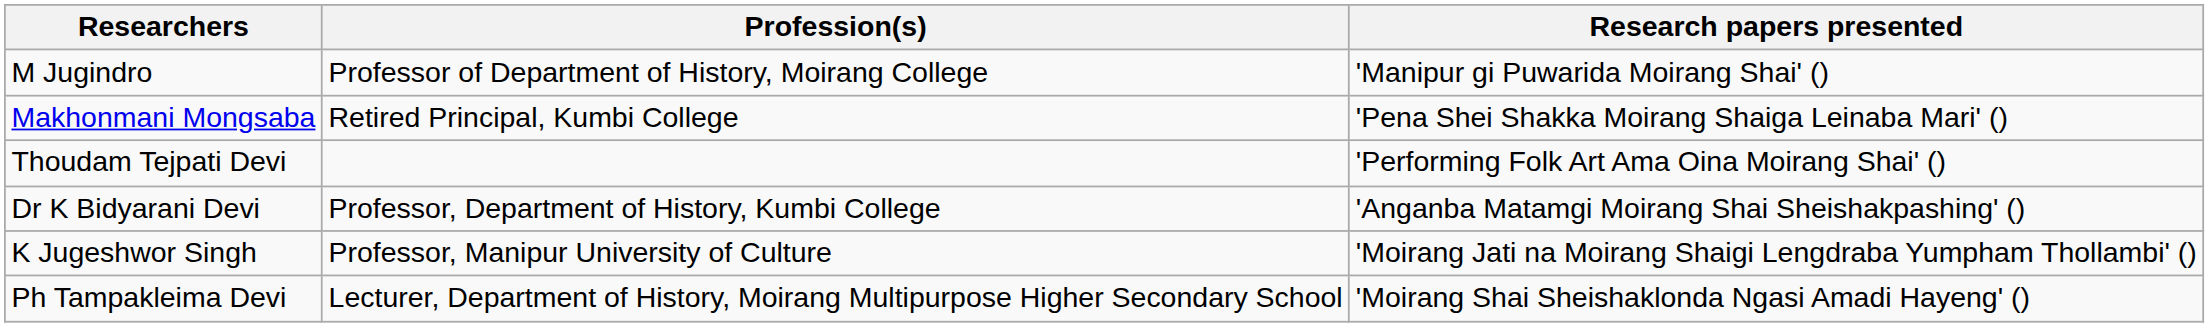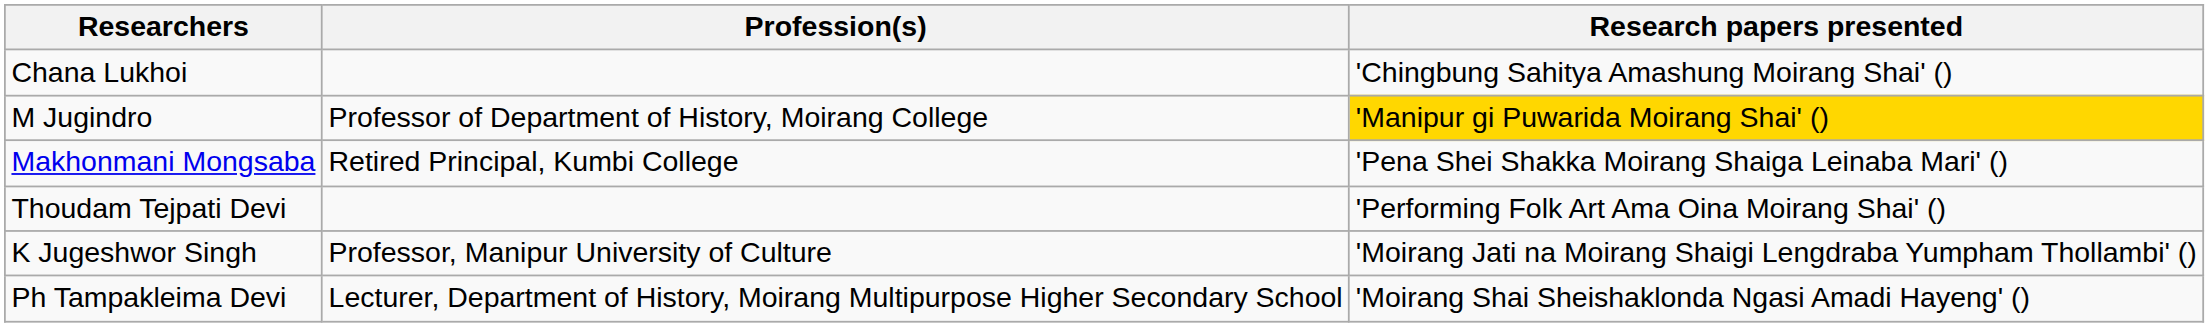+ row: (99, 72)
(1592, 72) no background -> (1592, 117) gold background
- row: (136, 207)
